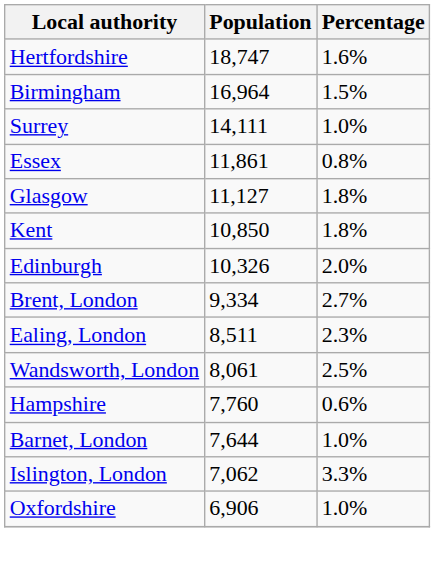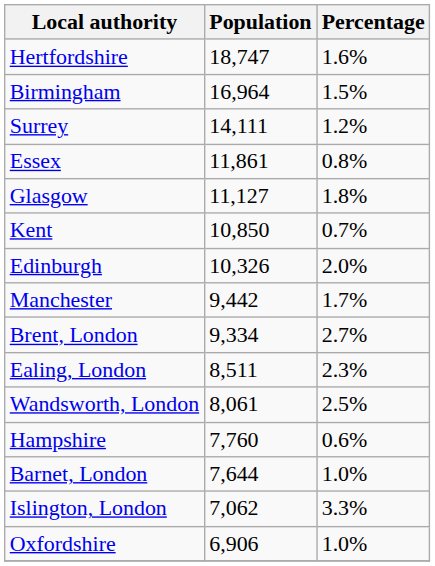(344, 126) 1.0% -> (344, 126) 1.2%
(344, 230) 1.8% -> (344, 230) 0.7%
+ row: (61, 299)
